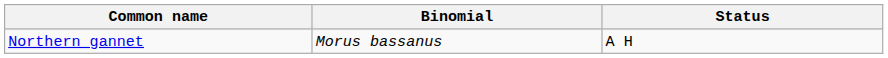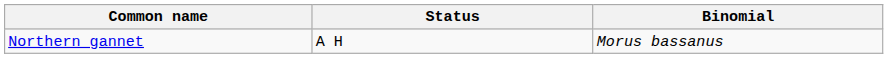columns swapped: (457, 17) <-> (743, 17)
